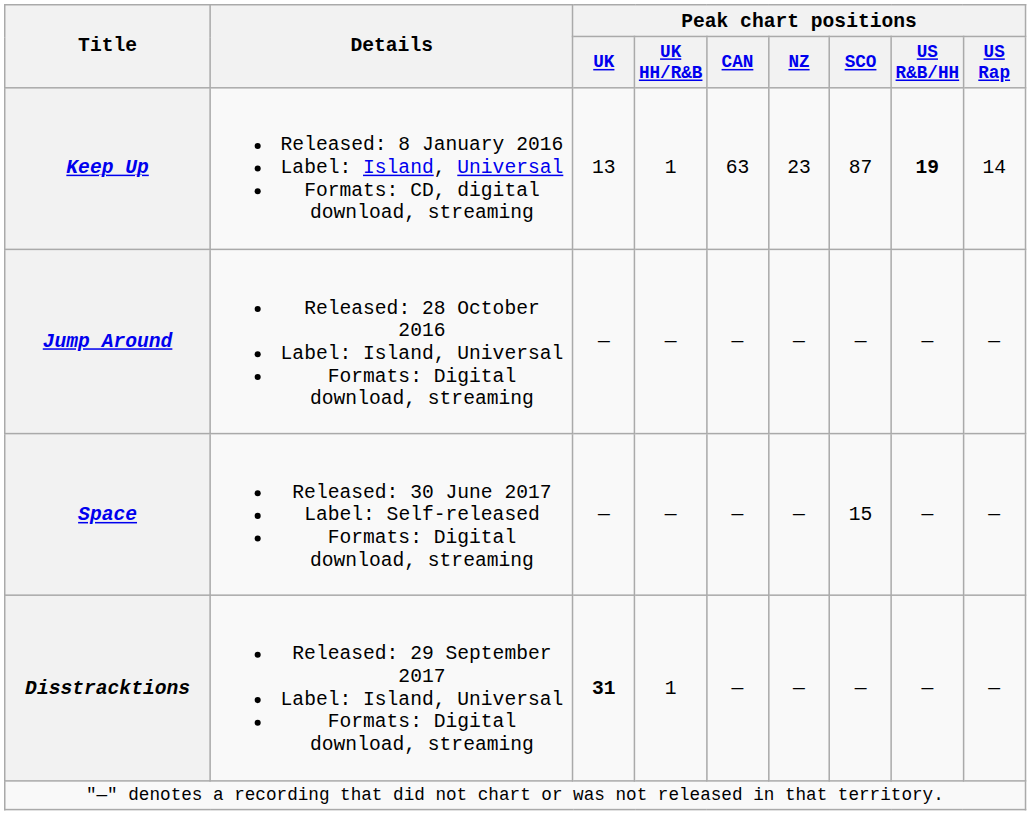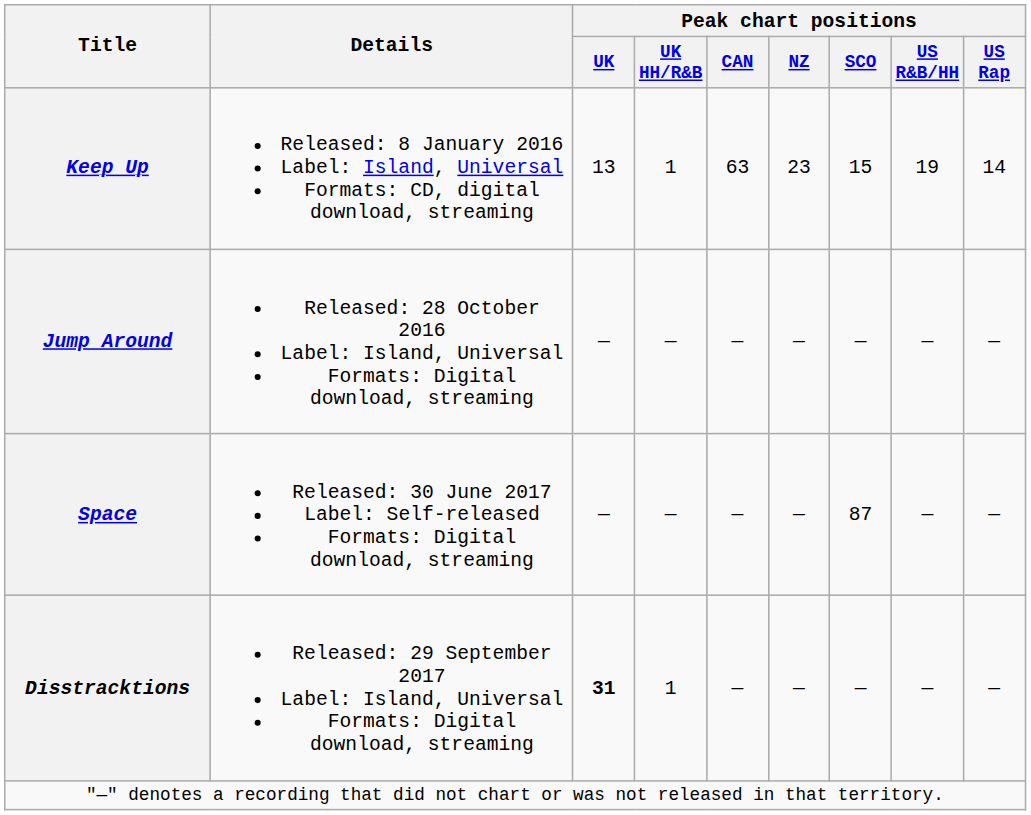(861, 168) 87 -> (861, 168) 15
(927, 168) bold -> (927, 168) normal
(861, 515) 15 -> (861, 515) 87
